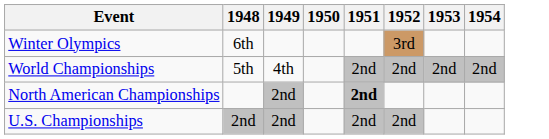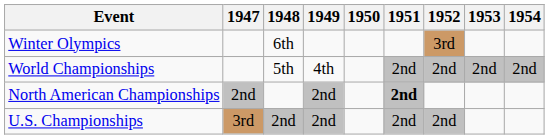+ column: (243, 17)
